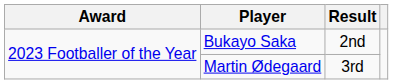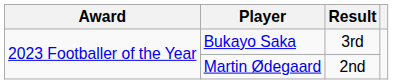(352, 41) 2nd -> (352, 41) 3rd
(352, 66) 3rd -> (352, 66) 2nd
